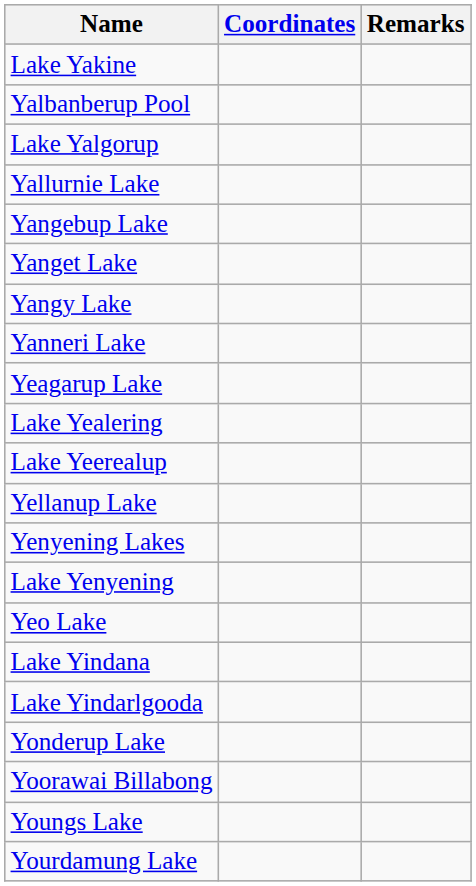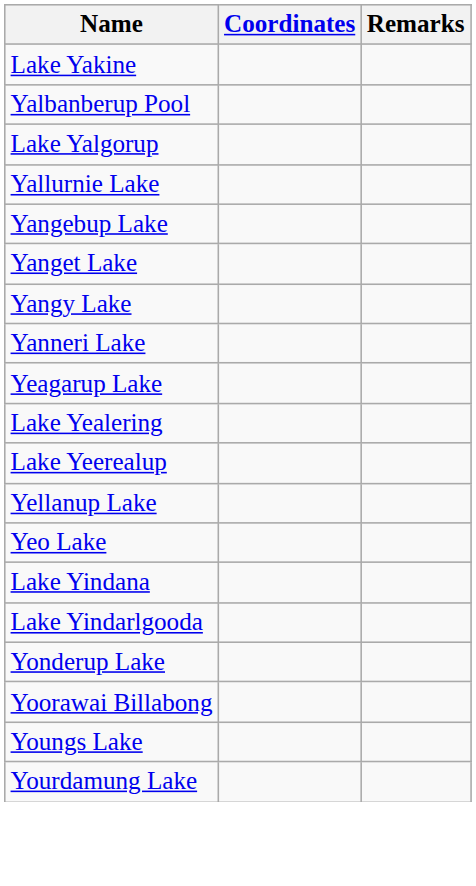- row: (98, 542)
- row: (92, 582)
